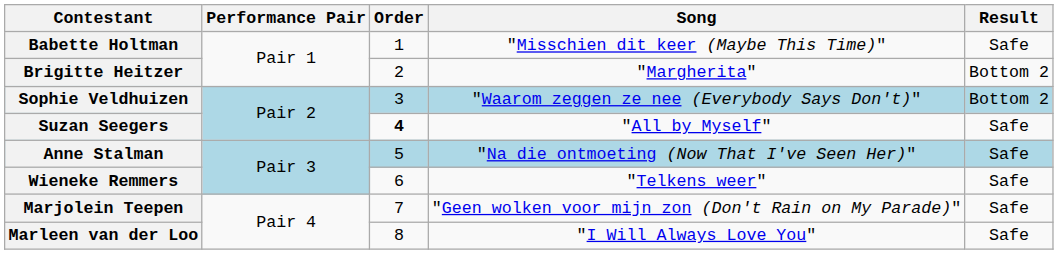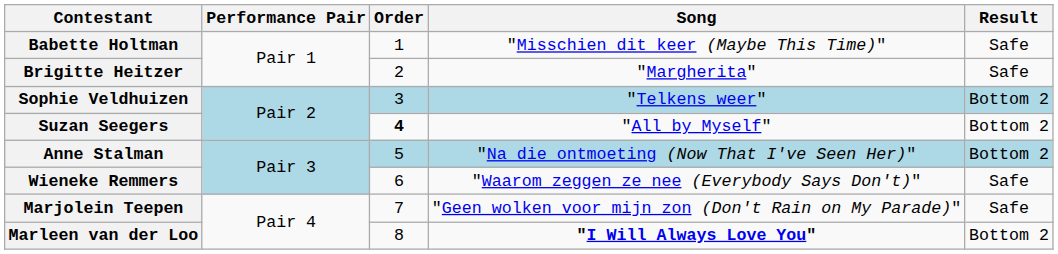(1009, 72) Bottom 2 -> (1009, 72) Safe
(696, 100) "Waarom zeggen ze nee (Everybody Says Don't)" -> (696, 100) "Telkens weer"
(1009, 127) Safe -> (1009, 127) Bottom 2
(1009, 154) Safe -> (1009, 154) Bottom 2
(696, 181) "Telkens weer" -> (696, 181) "Waarom zeggen ze nee (Everybody Says Don't)"
(696, 235) normal -> (696, 235) bold
(1009, 235) Safe -> (1009, 235) Bottom 2
